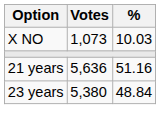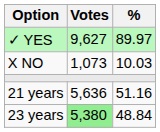+ row: (30, 40)
(89, 92) no background -> (89, 116) lightgreen background
